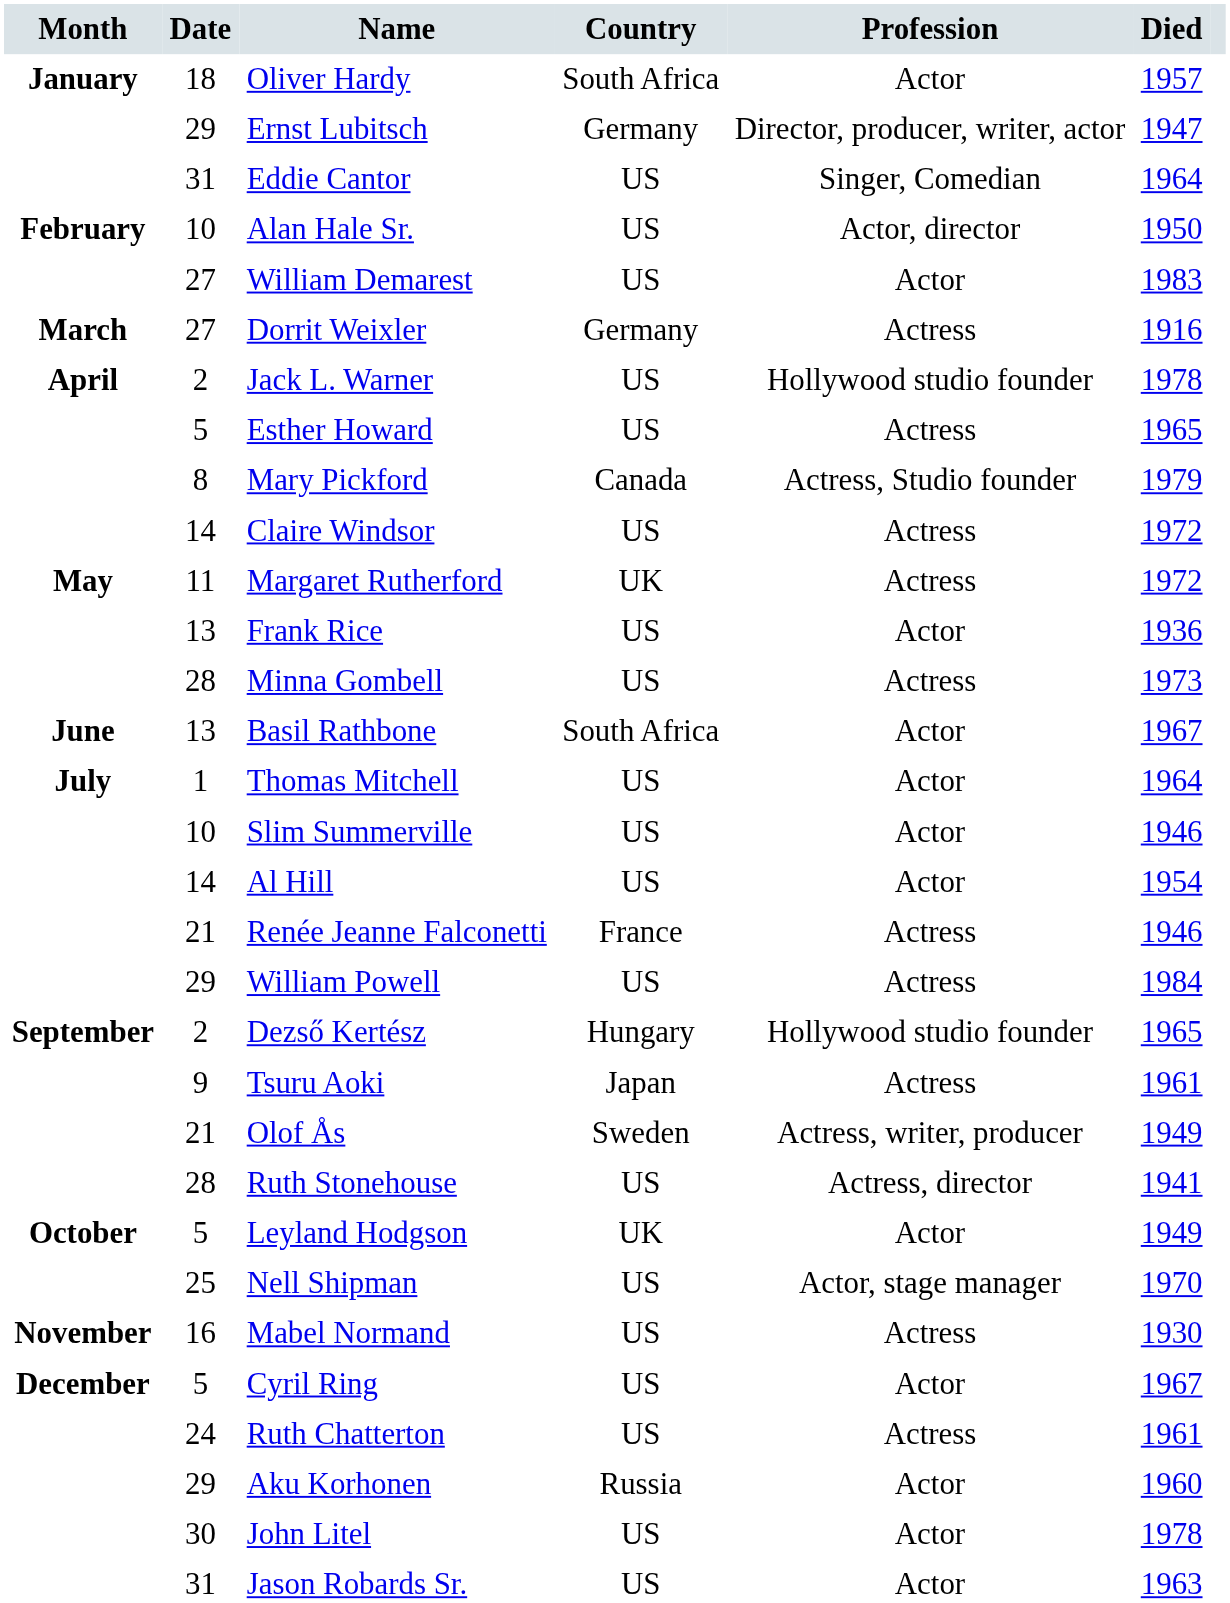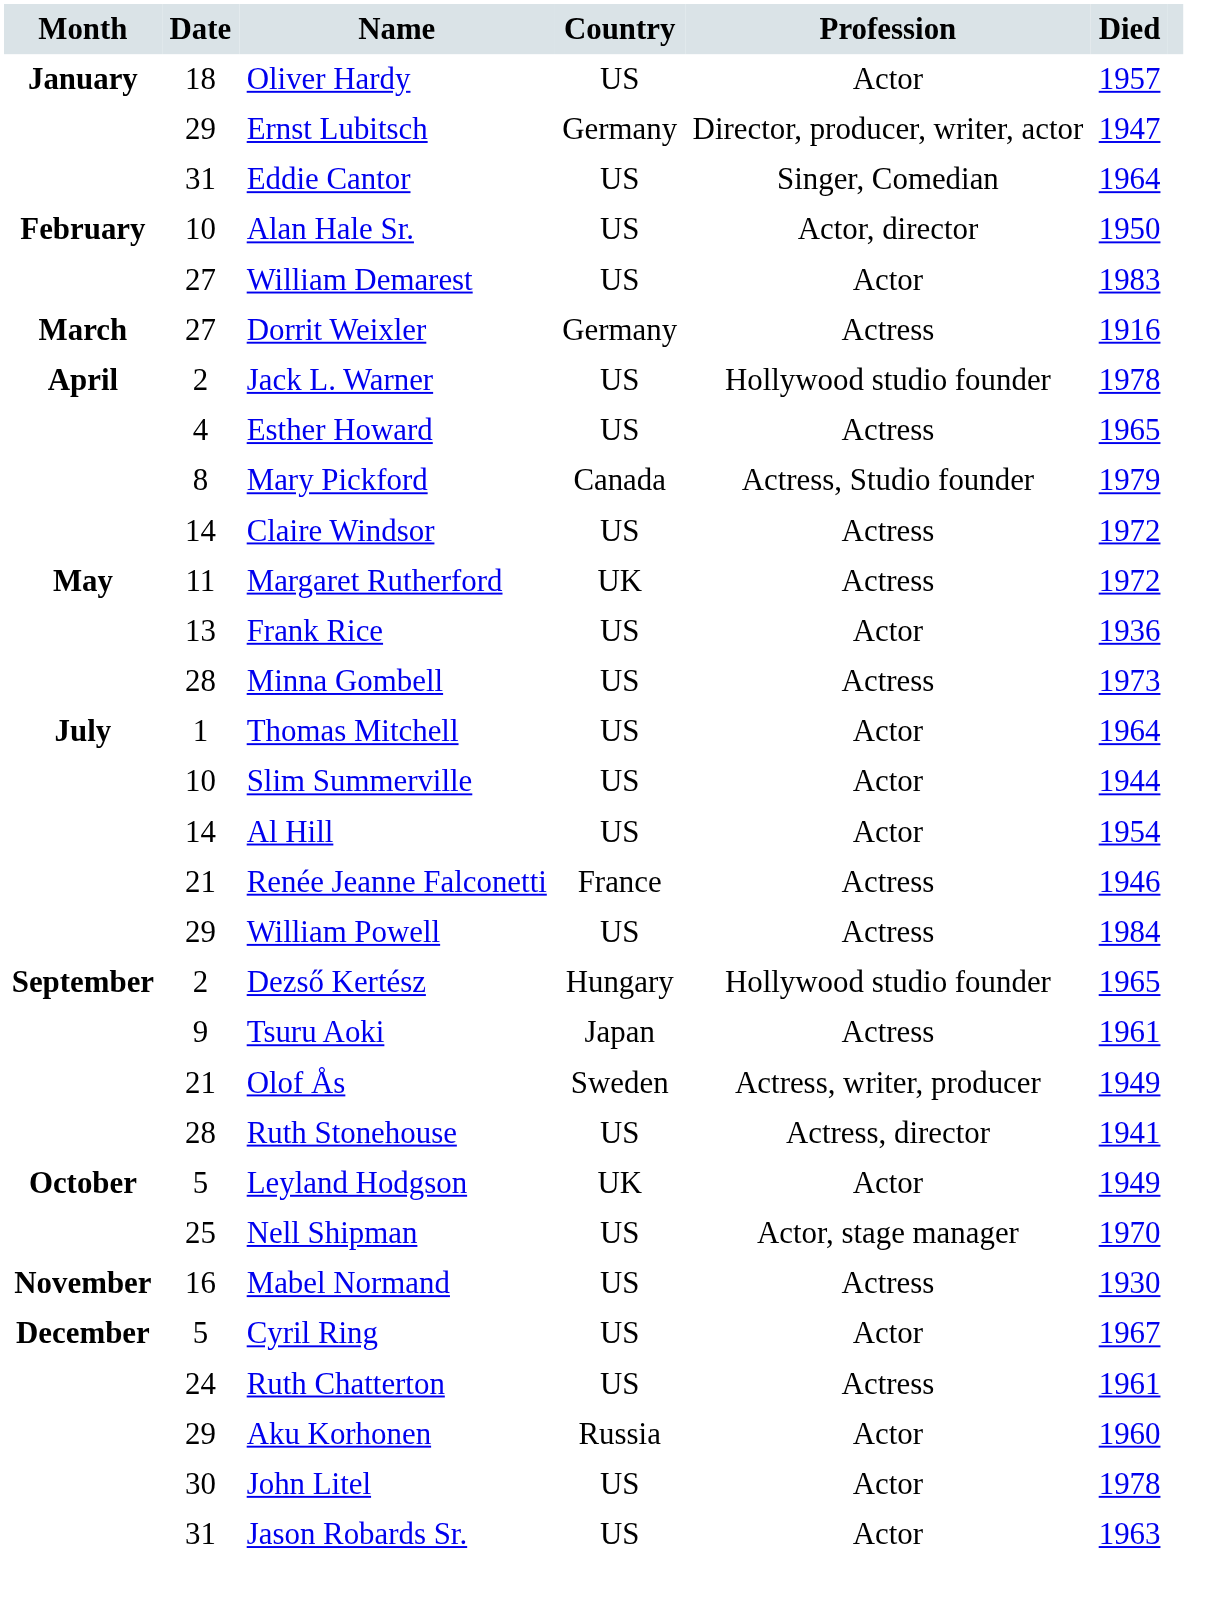(641, 78) South Africa -> (620, 78) US
(200, 430) 5 -> (200, 430) 4
- row: (341, 731)
(1172, 831) 1946 -> (1130, 781) 1944
